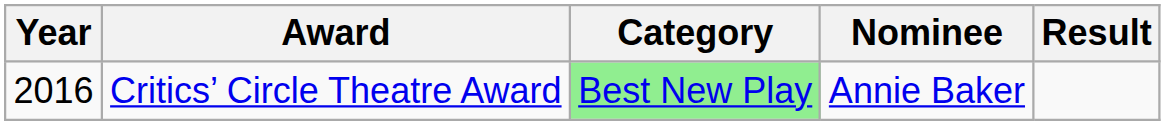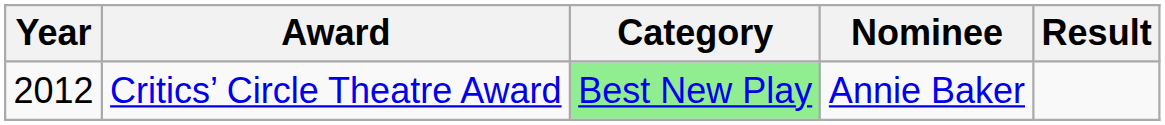(53, 90) 2016 -> (53, 90) 2012
